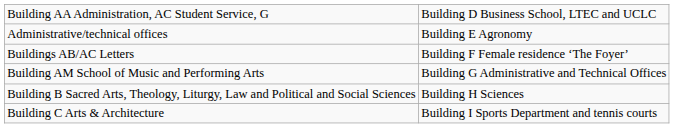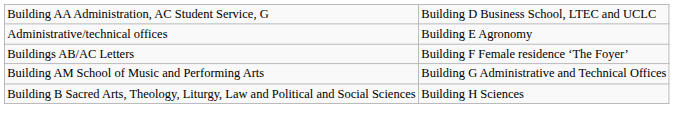- row: (86, 113)
